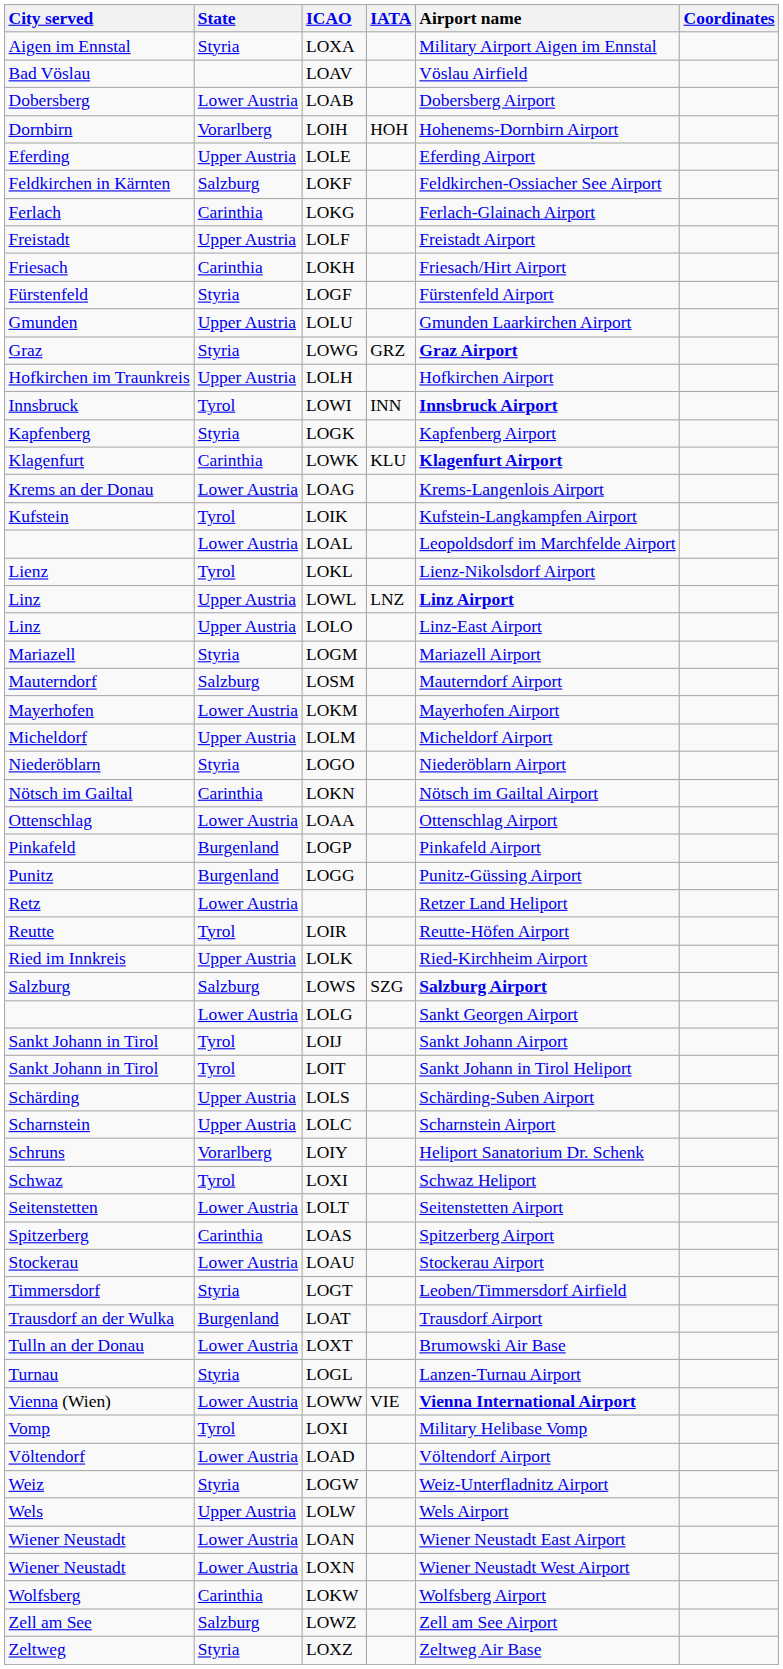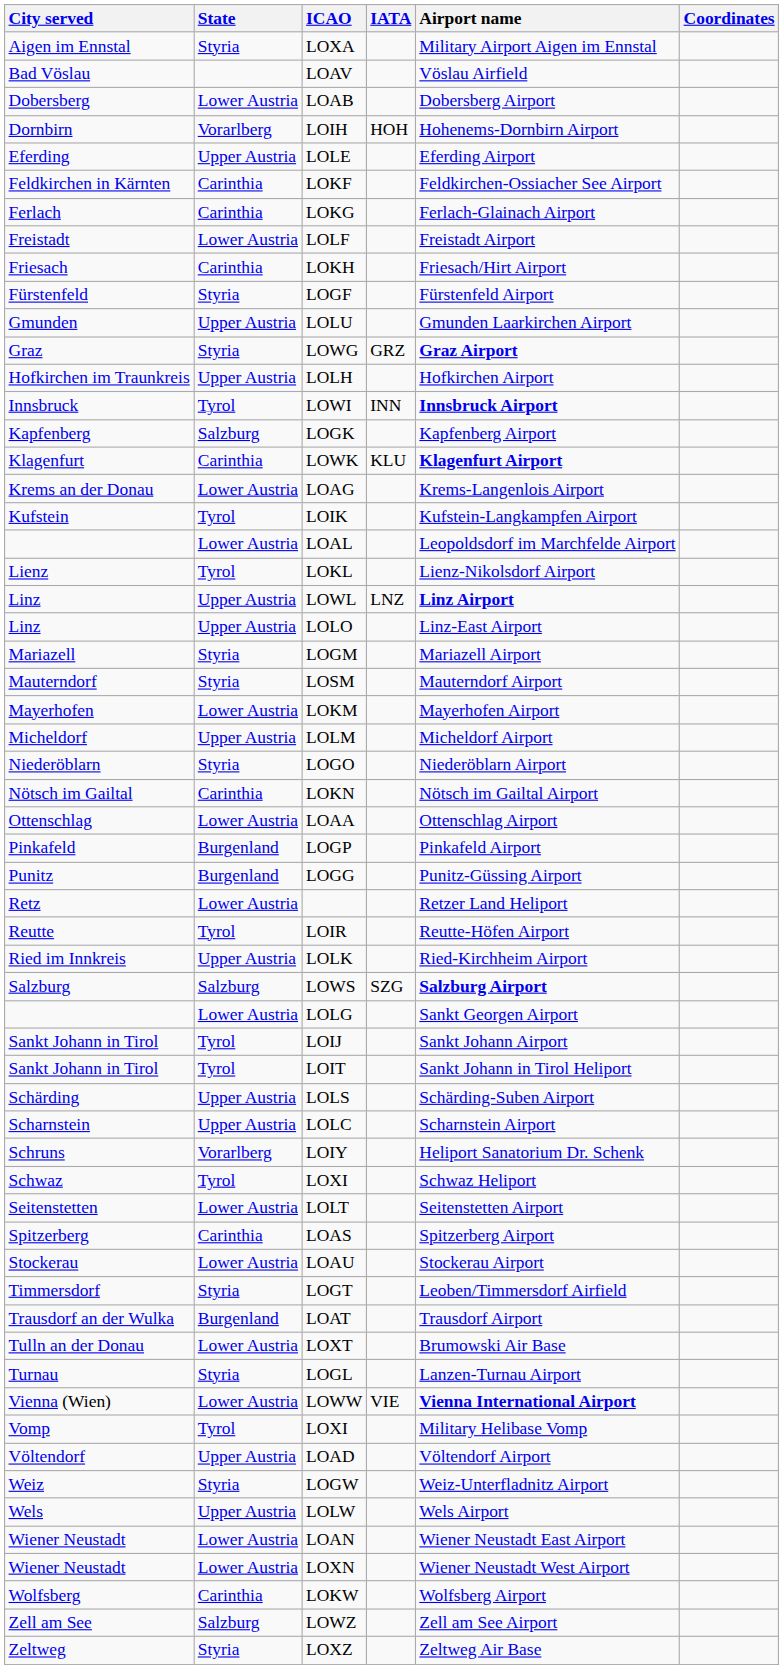(229, 184) Salzburg -> (230, 184) Carinthia
(247, 239) Upper Austria -> (248, 239) Lower Austria
(219, 433) Styria -> (229, 433) Salzburg
(229, 682) Salzburg -> (219, 682) Styria
(248, 1456) Lower Austria -> (247, 1456) Upper Austria
